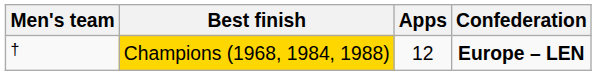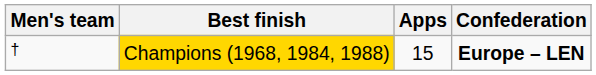(423, 53) 12 -> (423, 53) 15
